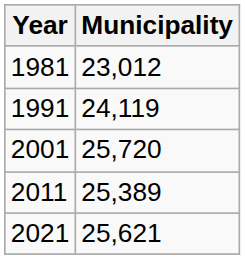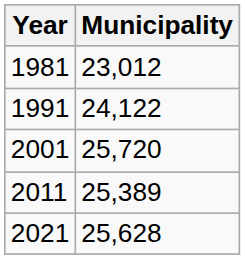(120, 108) 24,119 -> (121, 108) 24,122
(121, 233) 25,621 -> (121, 233) 25,628
